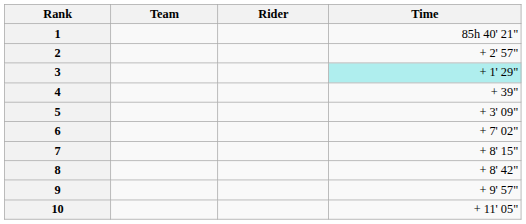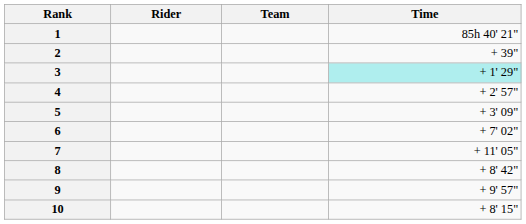columns swapped: (273, 14) <-> (164, 14)
(499, 53) + 2' 57" -> (505, 53) + 39"
(505, 92) + 39" -> (499, 92) + 2' 57"
(499, 151) + 8' 15" -> (496, 151) + 11' 05"
(496, 209) + 11' 05" -> (499, 209) + 8' 15"
